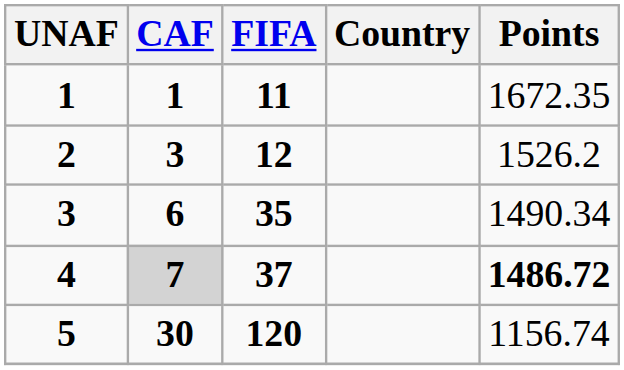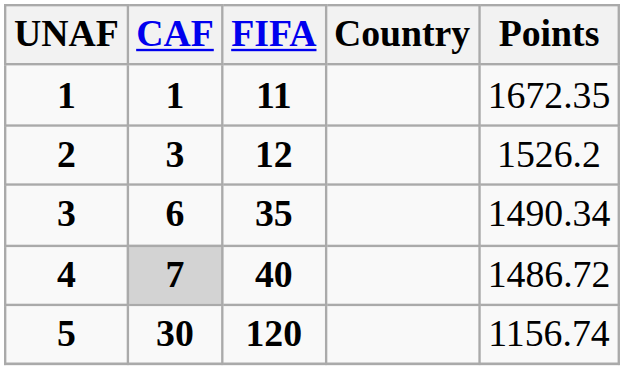(274, 273) 37 -> (274, 273) 40
(549, 273) bold -> (549, 273) normal
